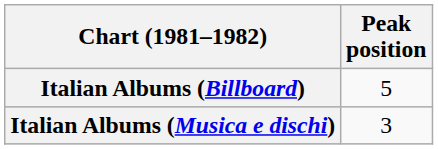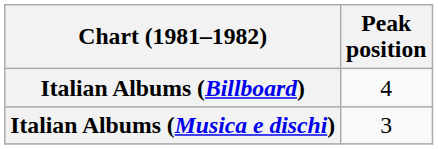(386, 87) 5 -> (386, 87) 4
